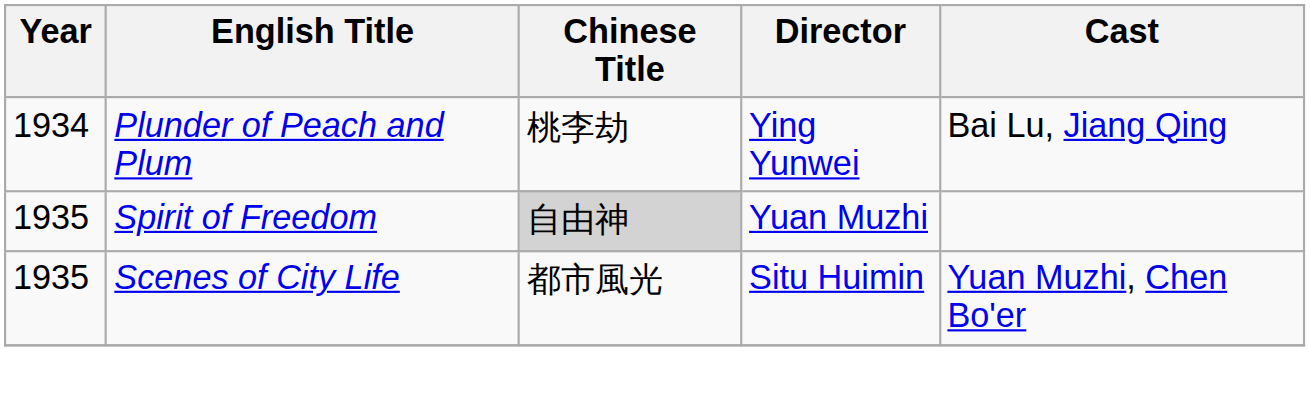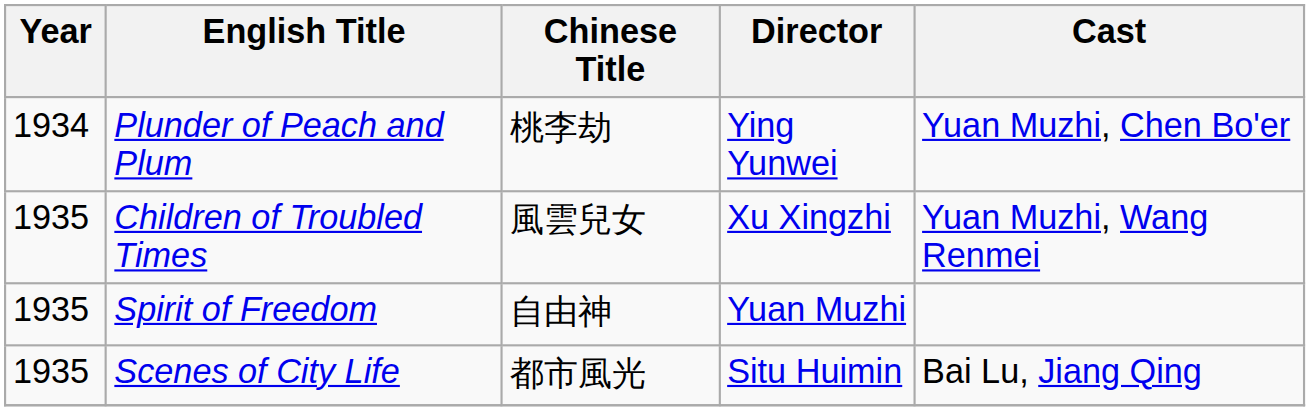(1087, 124) Bai Lu, Jiang Qing -> (1106, 124) Yuan Muzhi, Chen Bo'er
+ row: (268, 236)
(578, 219) lightgrey background -> (561, 312) no background
(1087, 297) Yuan Muzhi, Chen Bo'er -> (1062, 370) Bai Lu, Jiang Qing
